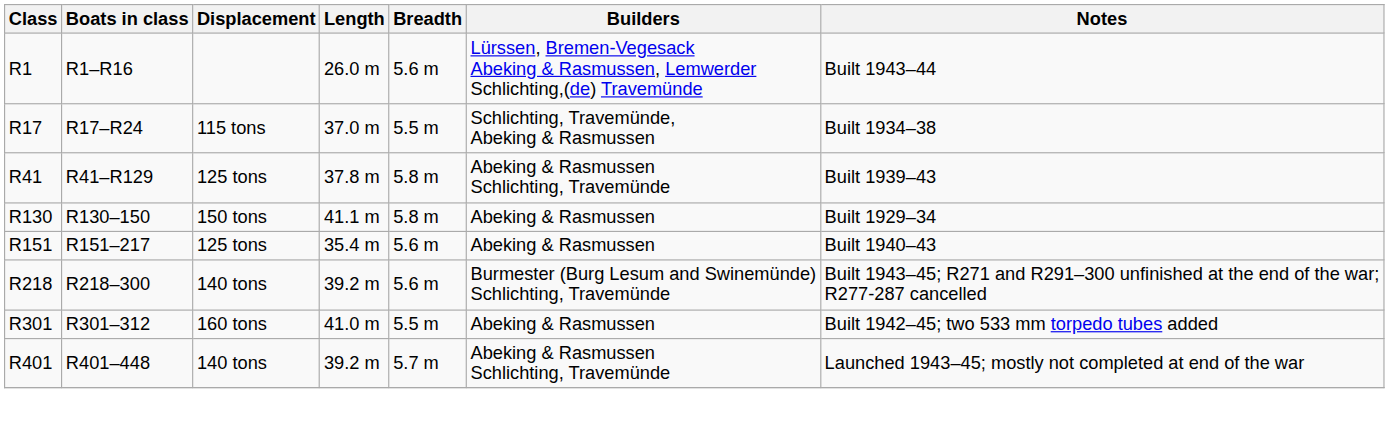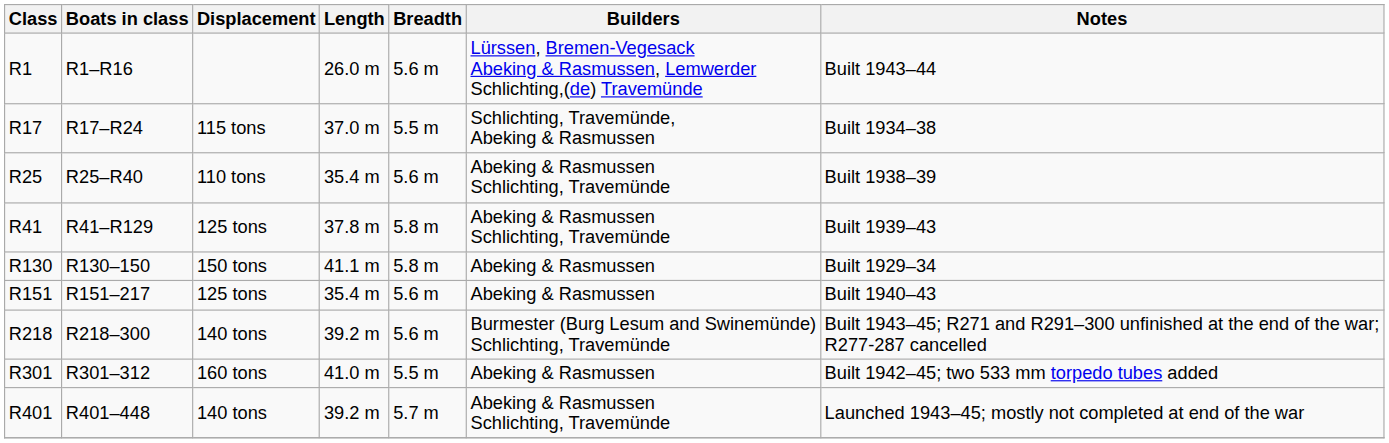+ row: (26, 177)
